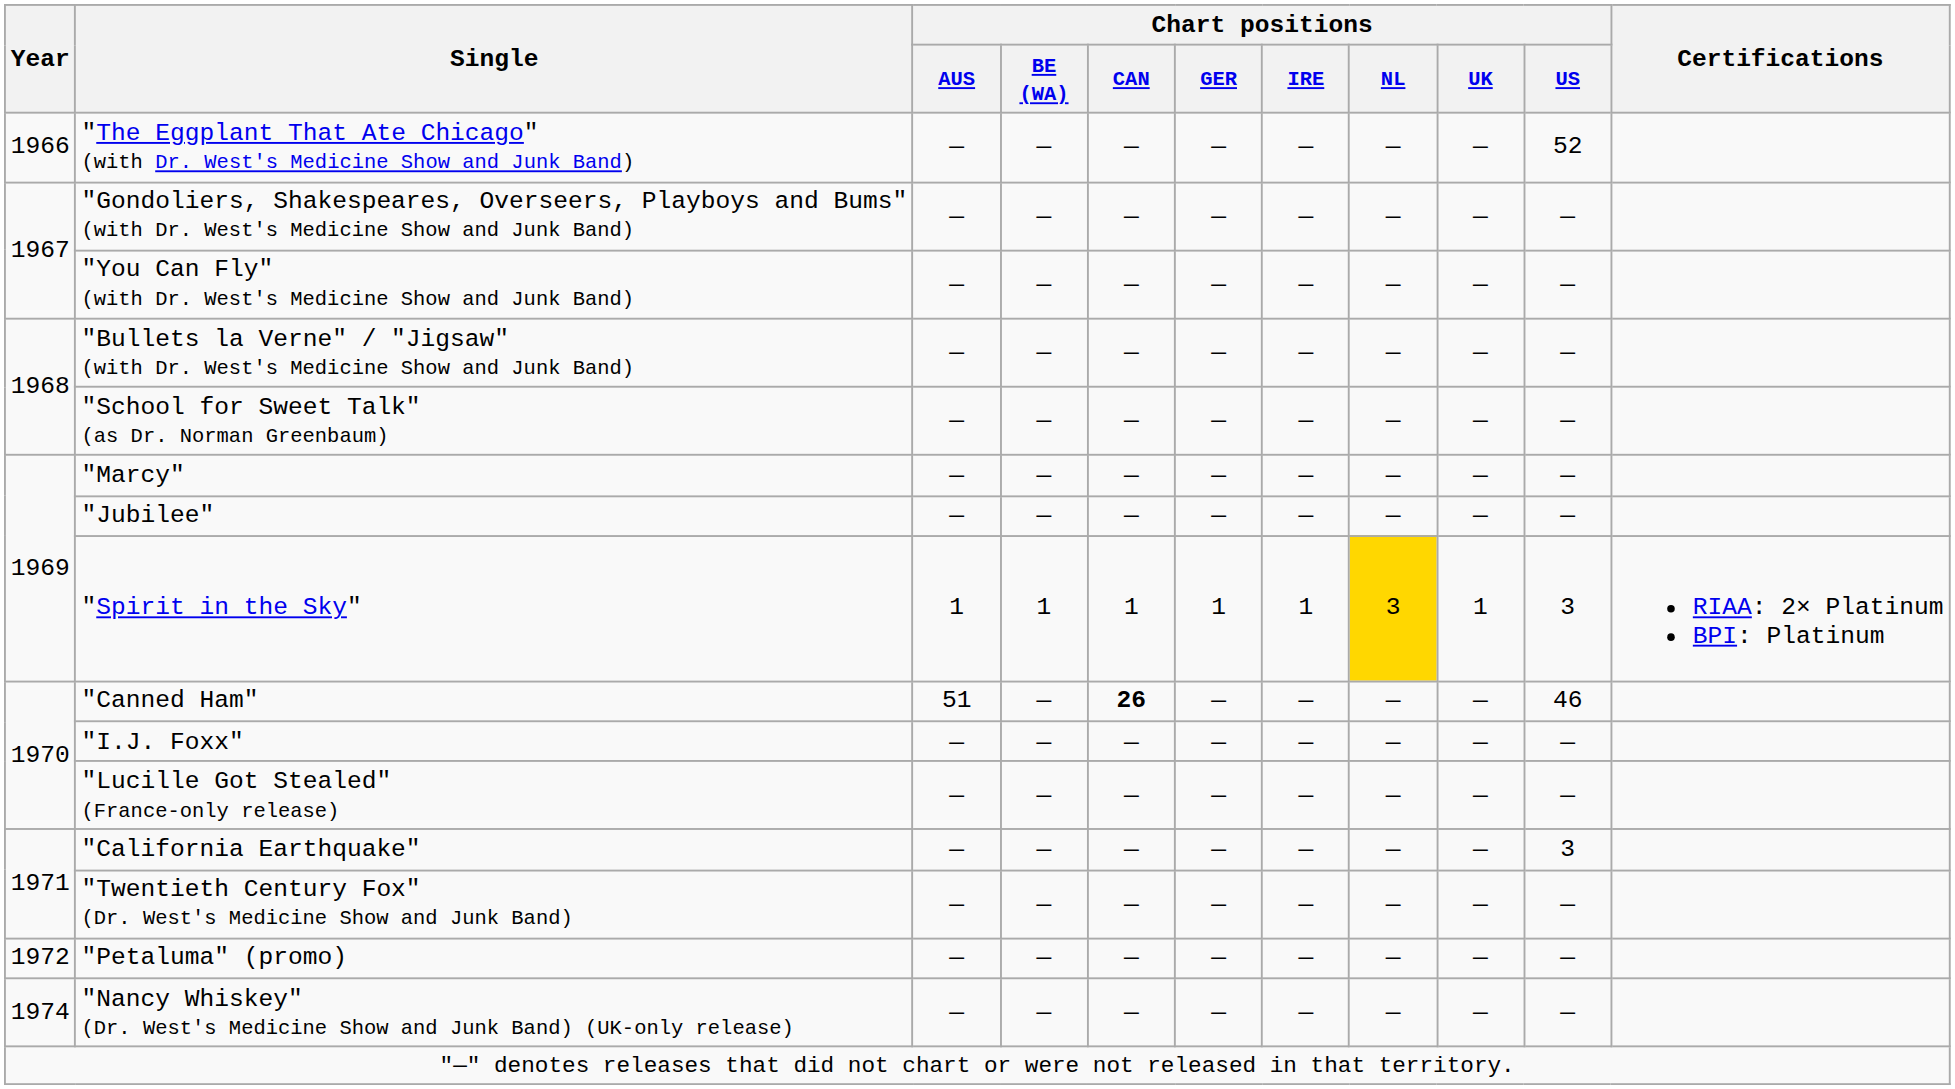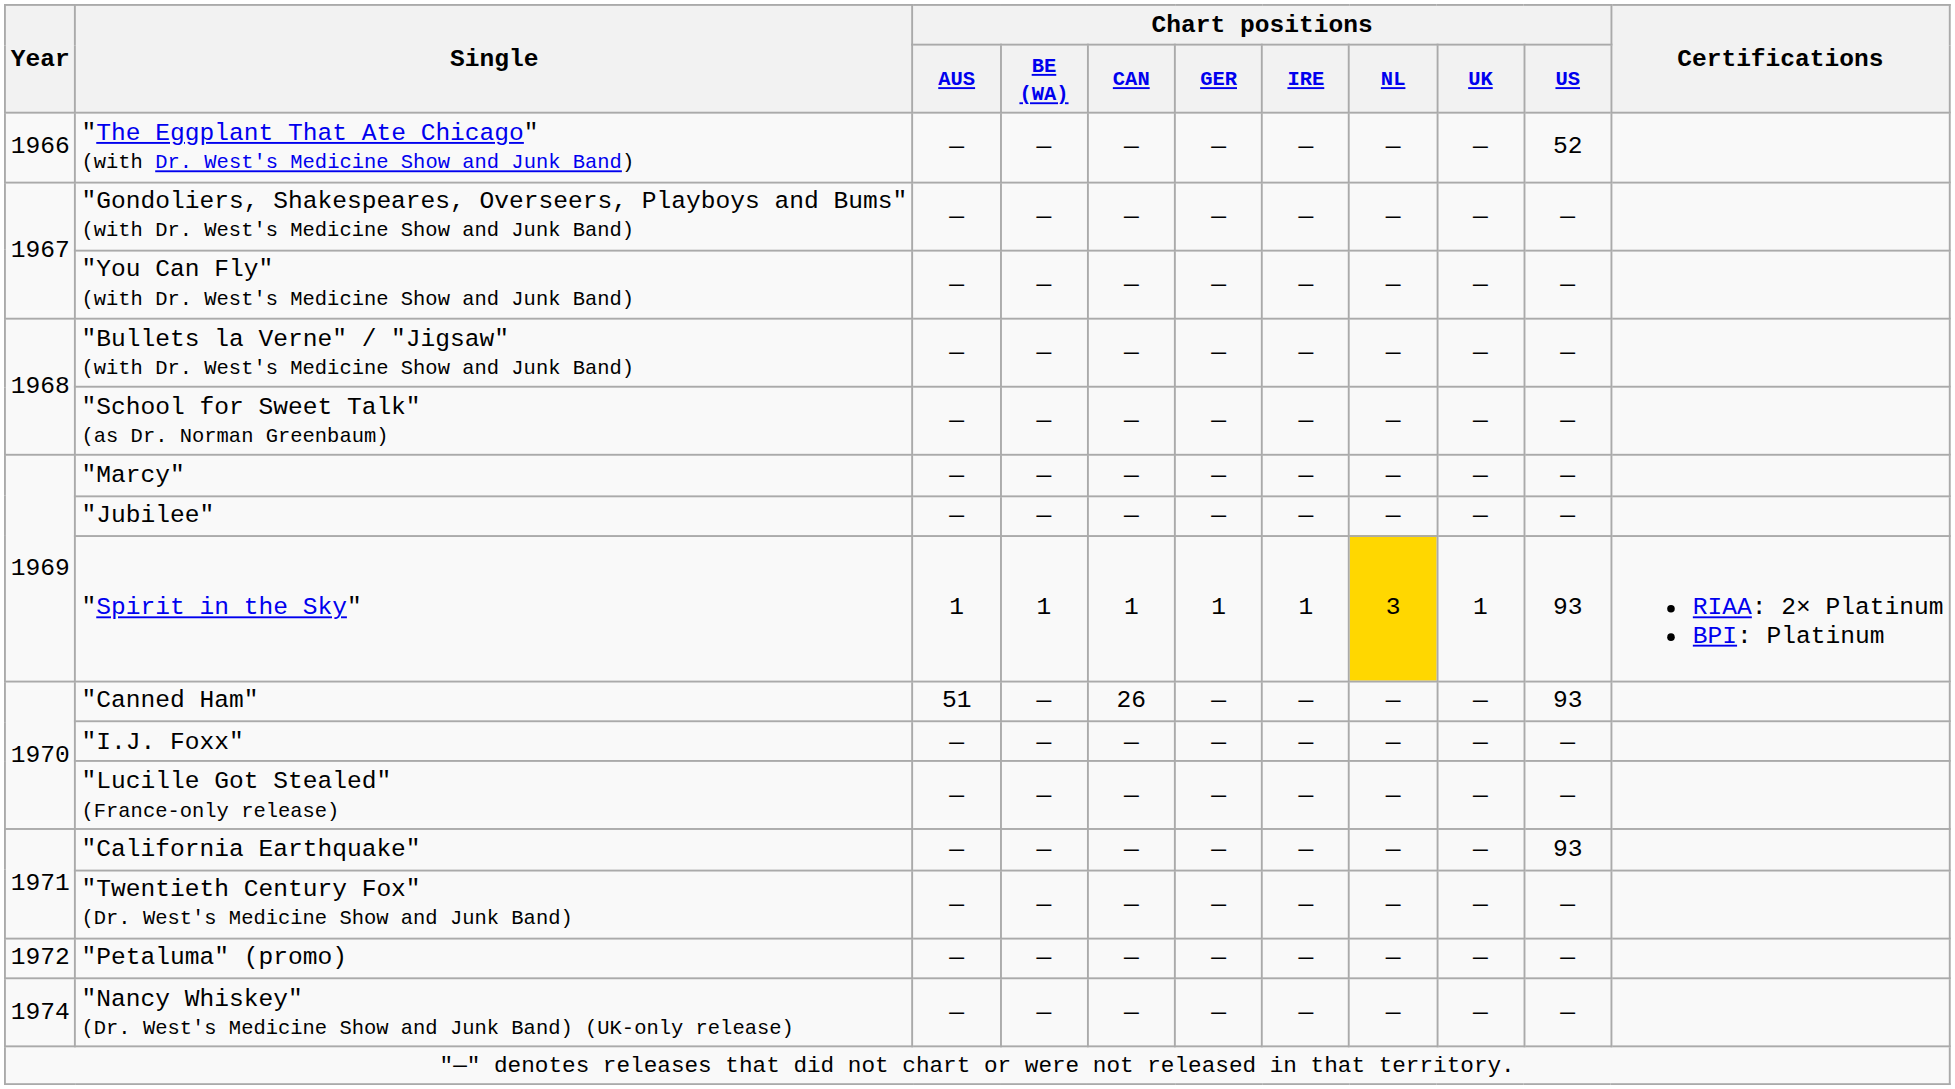(1568, 608) 3 -> (1568, 608) 93
(1131, 701) bold -> (1131, 701) normal
(1568, 701) 46 -> (1568, 701) 93
(1568, 850) 3 -> (1568, 850) 93
